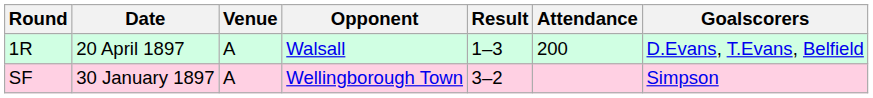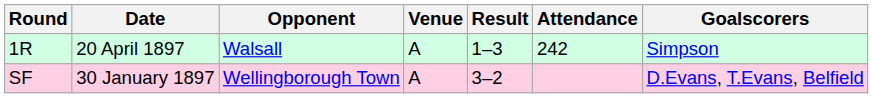columns swapped: (375, 19) <-> (250, 19)
(552, 48) 200 -> (552, 48) 242
(755, 48) D.Evans, T.Evans, Belfield -> (683, 48) Simpson
(683, 78) Simpson -> (755, 78) D.Evans, T.Evans, Belfield
